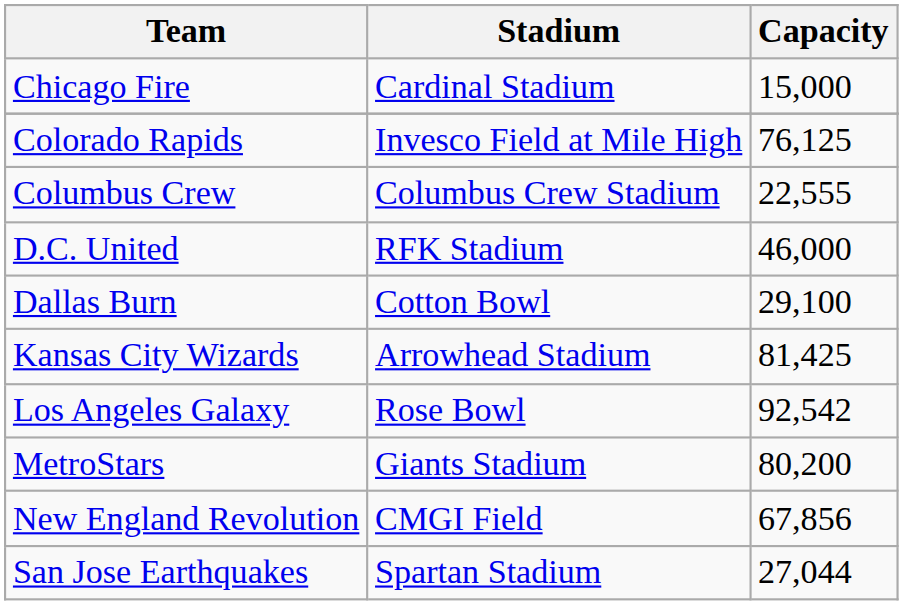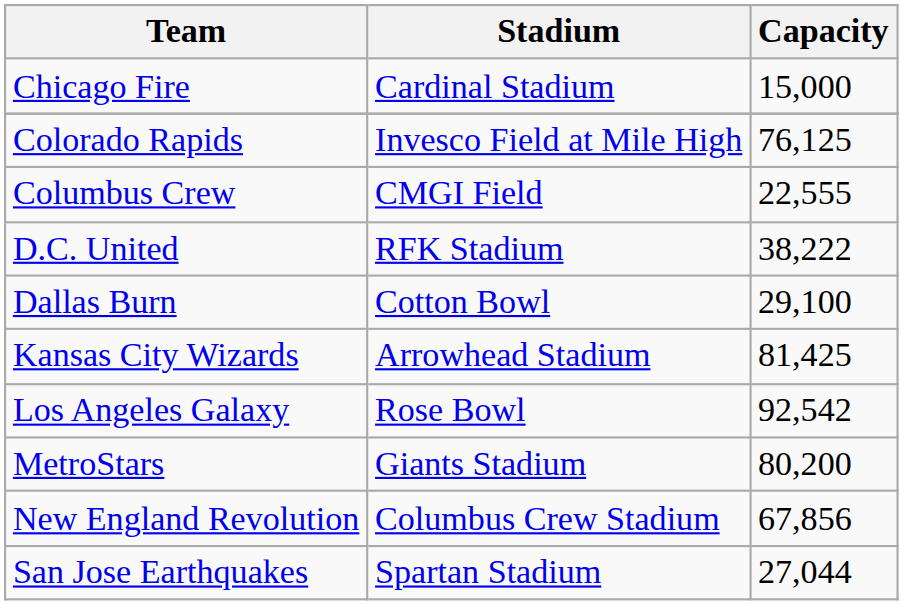(547, 193) Columbus Crew Stadium -> (459, 193) CMGI Field
(805, 247) 46,000 -> (805, 247) 38,222
(459, 517) CMGI Field -> (547, 517) Columbus Crew Stadium
